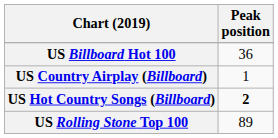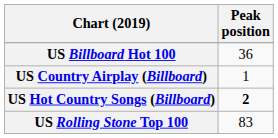(246, 122) 89 -> (246, 122) 83
